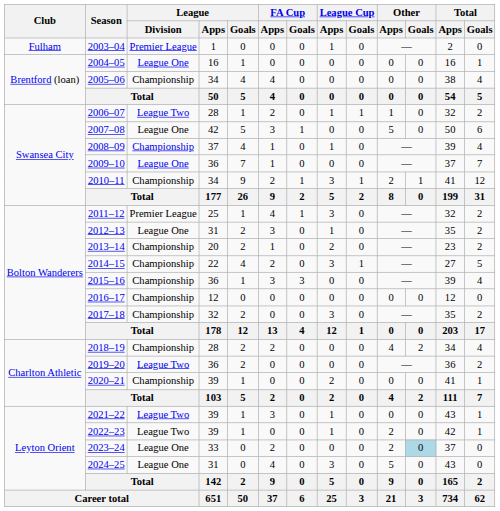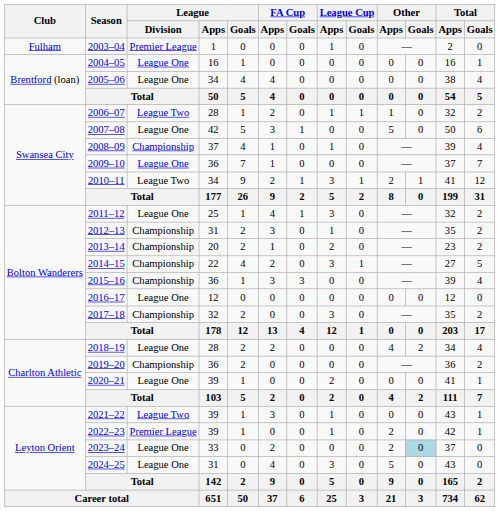(163, 79) Championship -> (163, 79) League One
(163, 180) Championship -> (163, 180) League Two
(163, 213) Premier League -> (163, 213) League One
(163, 230) League One -> (163, 230) Championship
(163, 297) Championship -> (163, 297) League One
(163, 347) Championship -> (163, 347) League One
(163, 364) League Two -> (163, 364) Championship
(163, 381) Championship -> (163, 381) League One
(163, 431) League Two -> (163, 431) Premier League
